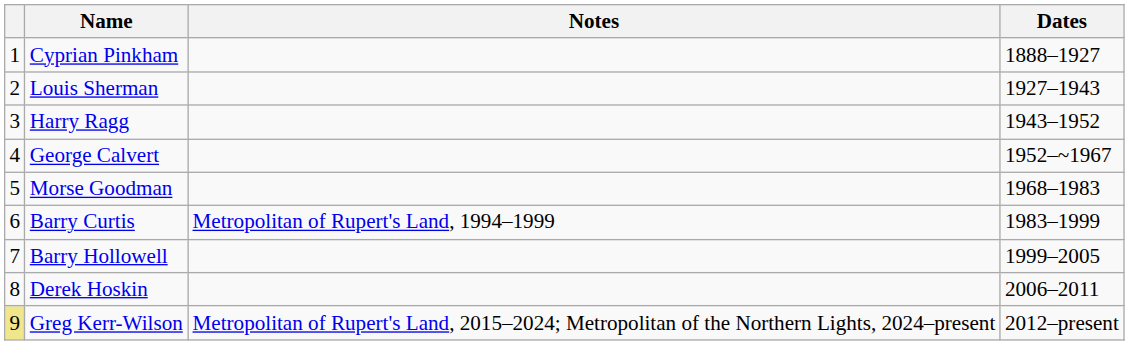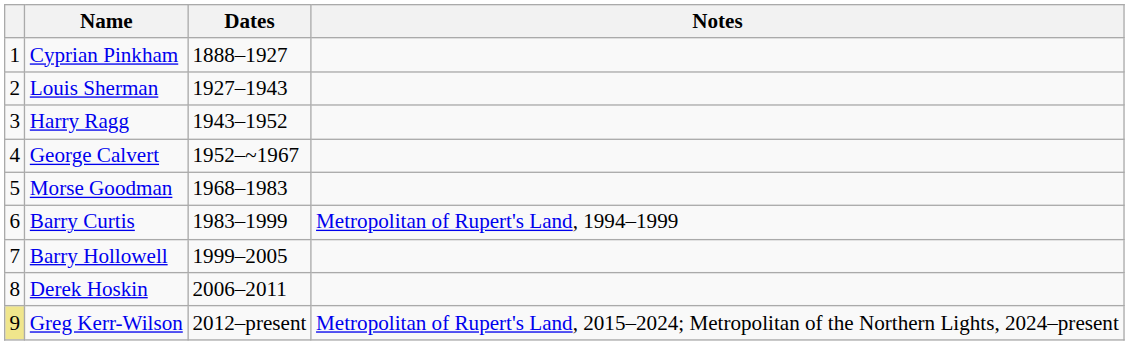columns swapped: (1062, 21) <-> (594, 21)
